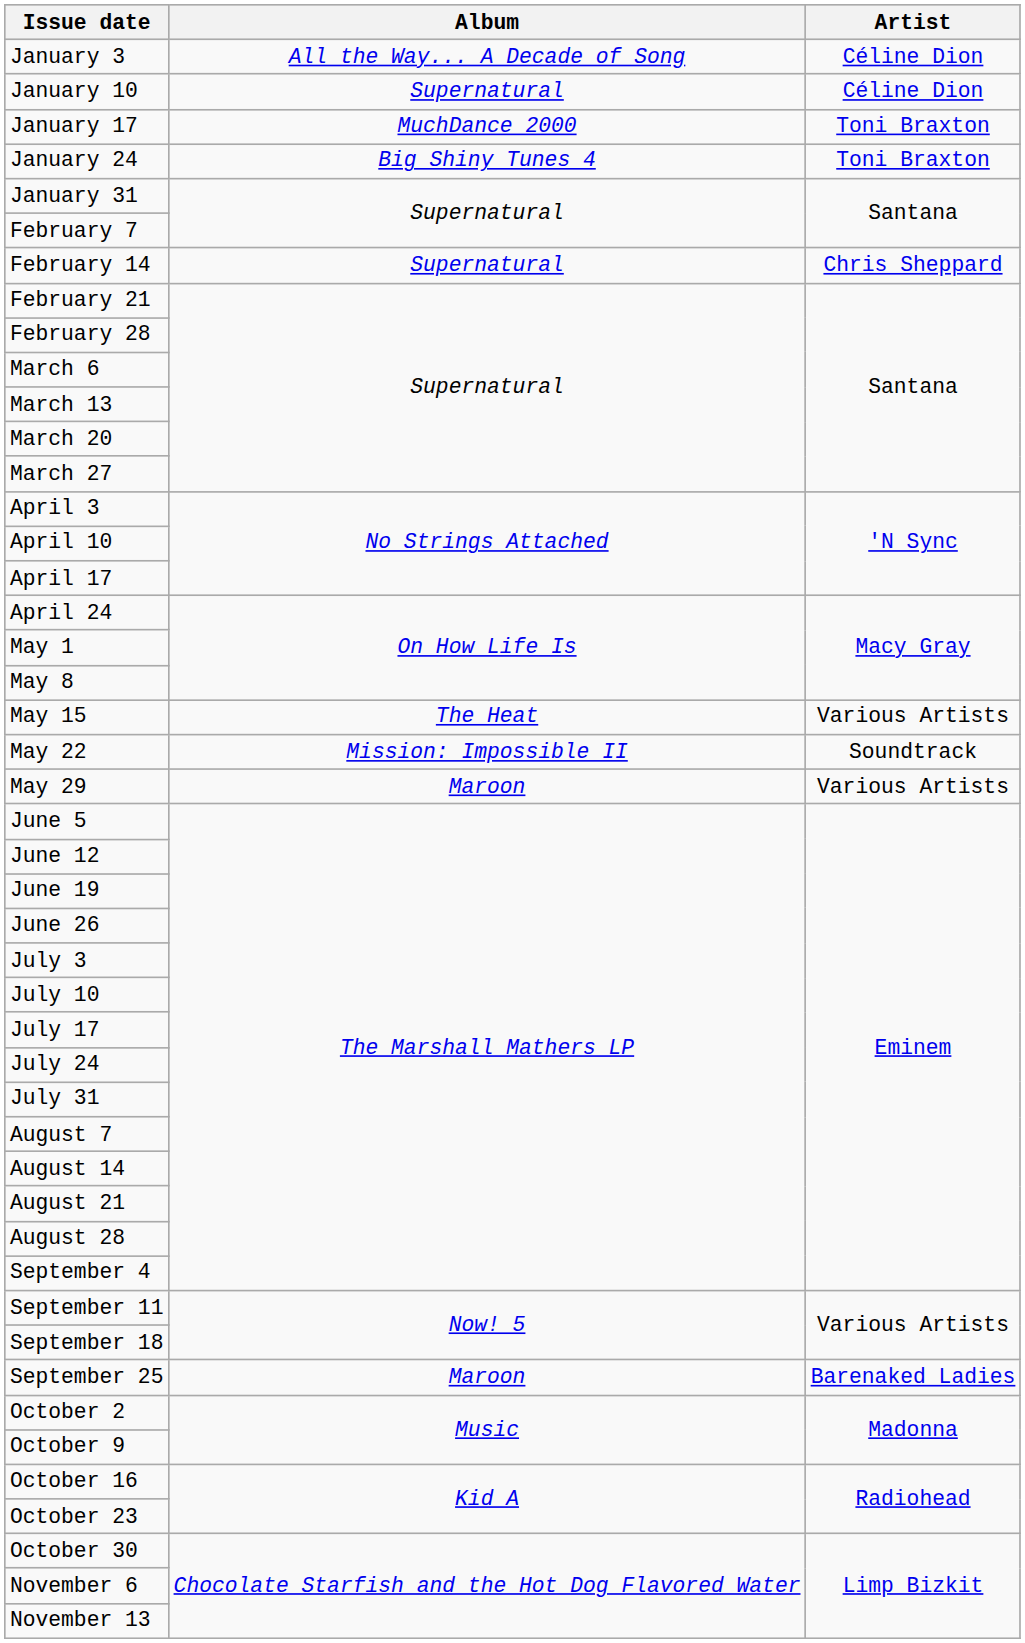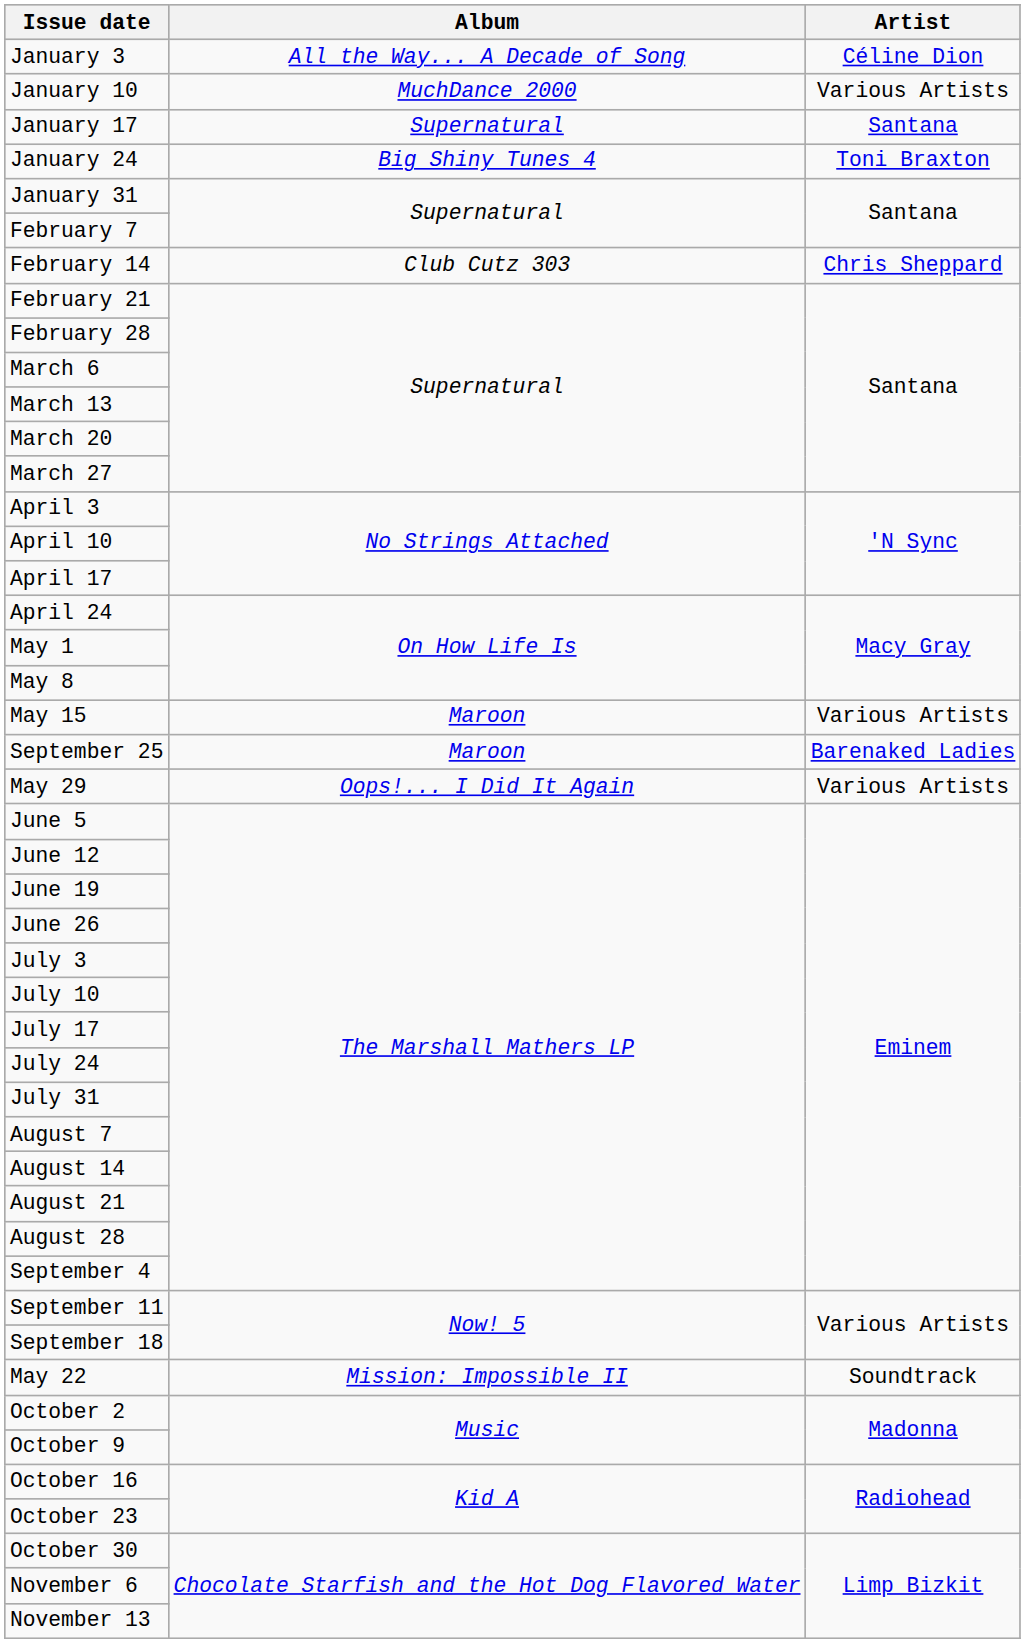(487, 92) Supernatural -> (487, 92) MuchDance 2000
(913, 92) Céline Dion -> (913, 92) Various Artists
(487, 126) MuchDance 2000 -> (487, 126) Supernatural
(913, 126) Toni Braxton -> (913, 126) Santana
(487, 265) Supernatural -> (487, 265) Club Cutz 303
(487, 717) The Heat -> (487, 717) Maroon
rows swapped: (48, 752) <-> (87, 1377)
(487, 787) Maroon -> (487, 787) Oops!... I Did It Again
